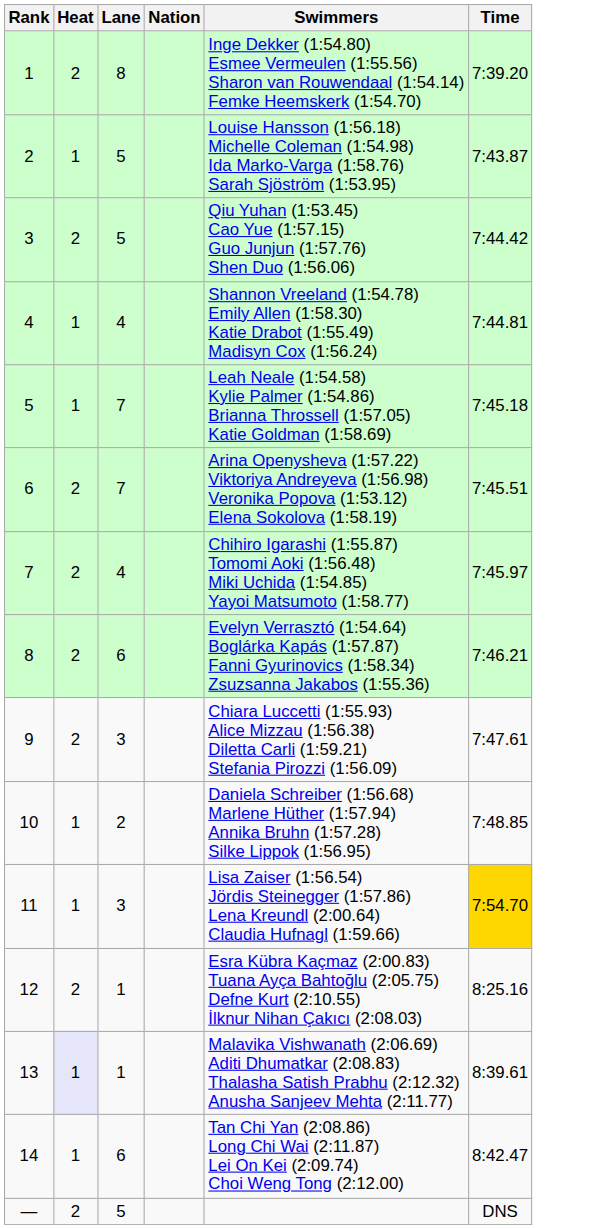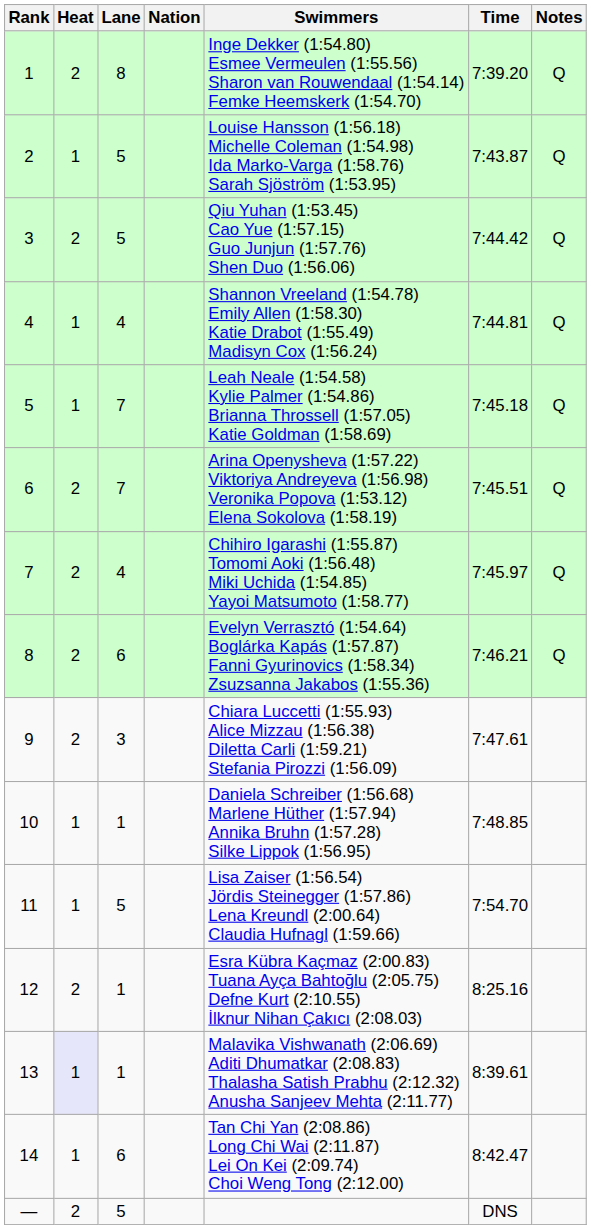+ column: (559, 17)
(121, 822) 2 -> (121, 822) 1
(121, 906) 3 -> (121, 906) 5
(500, 906) gold background -> (500, 906) no background
